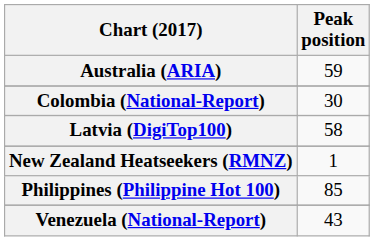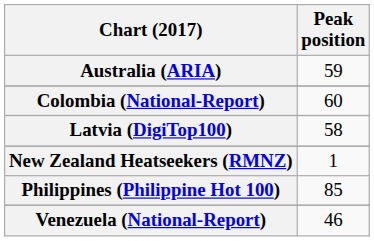(333, 100) 30 -> (333, 100) 60
(333, 220) 43 -> (333, 220) 46
